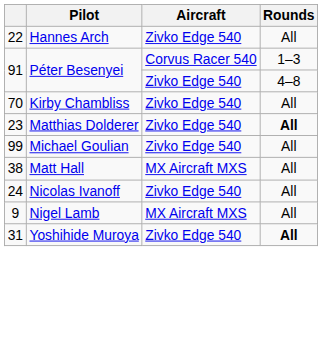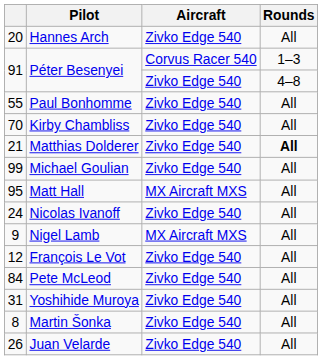(15, 37) 22 -> (15, 37) 20
+ row: (81, 103)
(15, 125) 23 -> (15, 147) 21
(15, 169) 38 -> (15, 191) 95
+ row: (77, 256)
+ row: (70, 278)
(289, 235) bold -> (289, 300) normal
+ row: (70, 322)
+ row: (70, 344)
